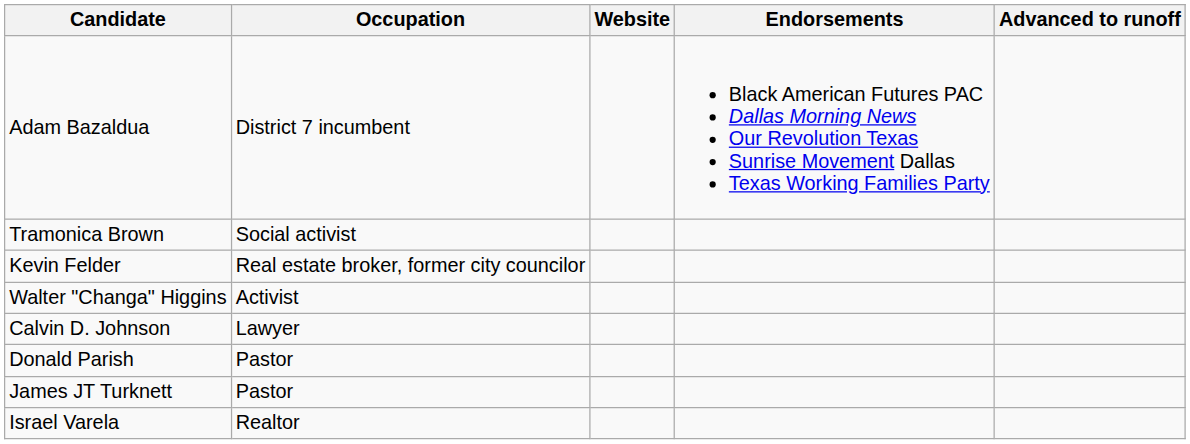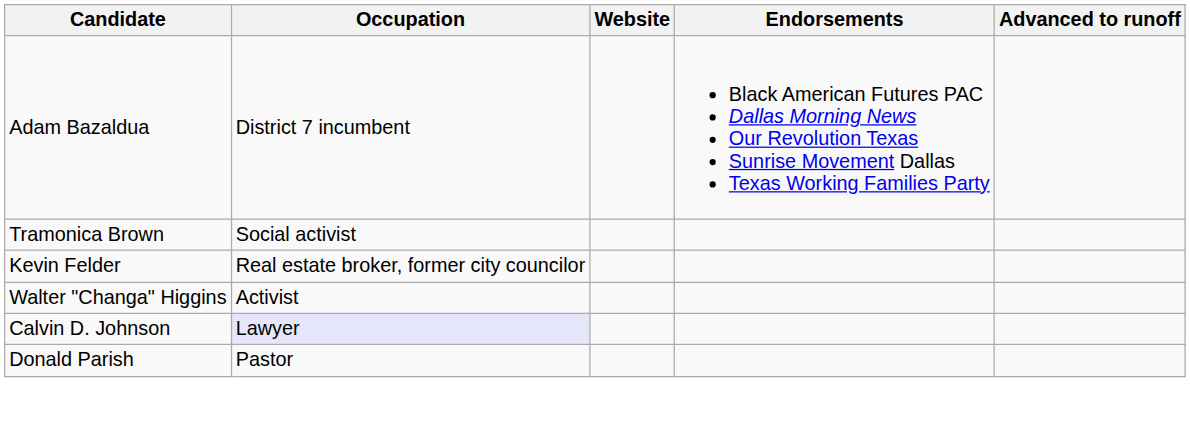(268, 328) no background -> (268, 328) lavender background
- row: (91, 391)
- row: (64, 423)
